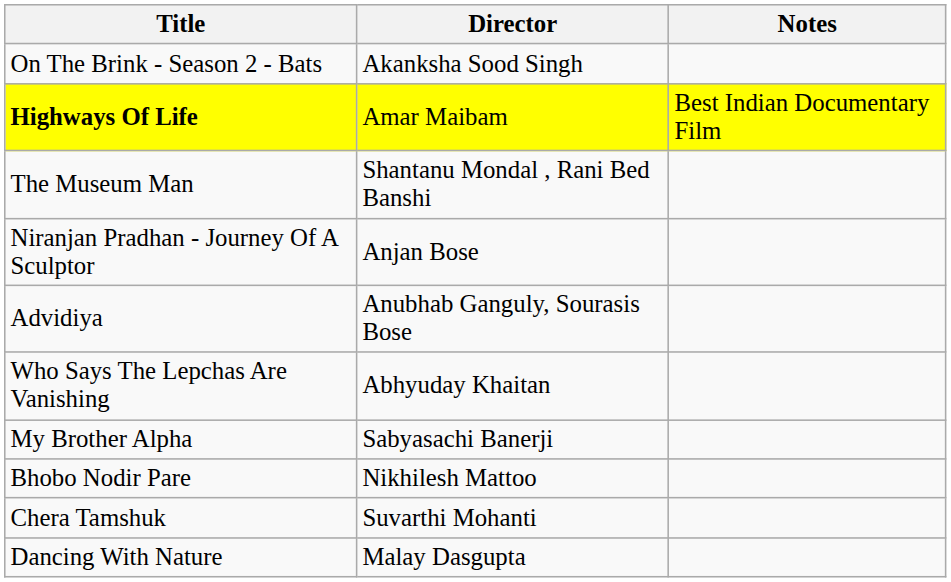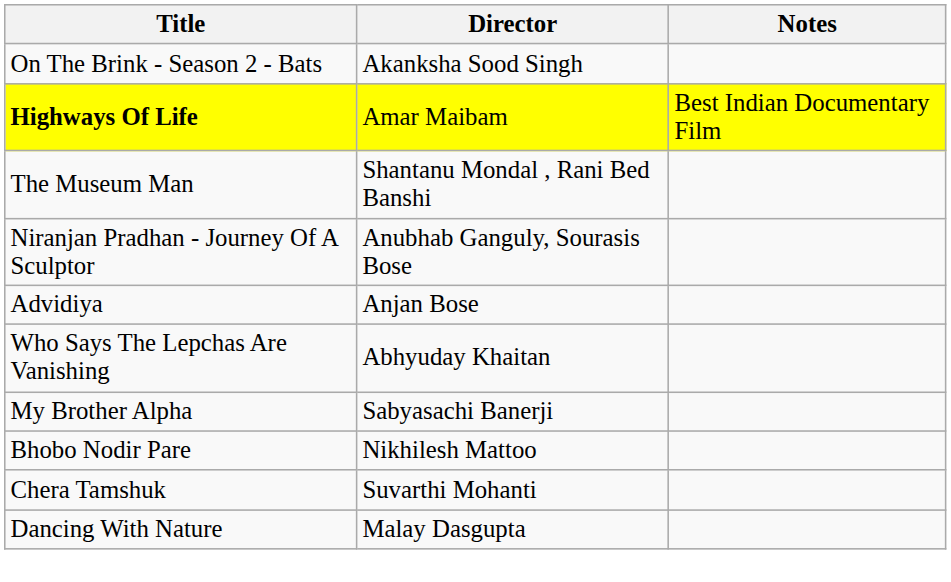(421, 251) Anjan Bose -> (501, 251) Anubhab Ganguly, Sourasis Bose
(501, 318) Anubhab Ganguly, Sourasis Bose -> (421, 304) Anjan Bose
